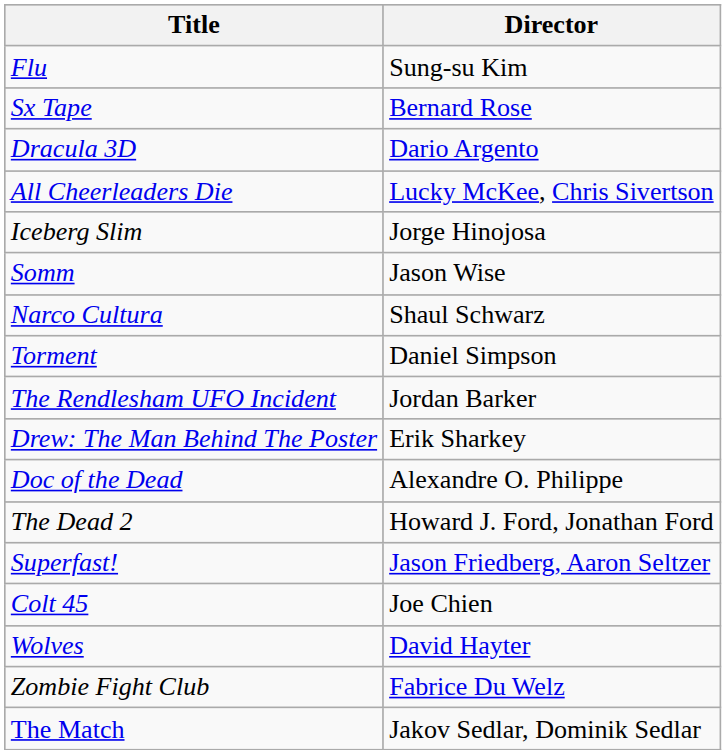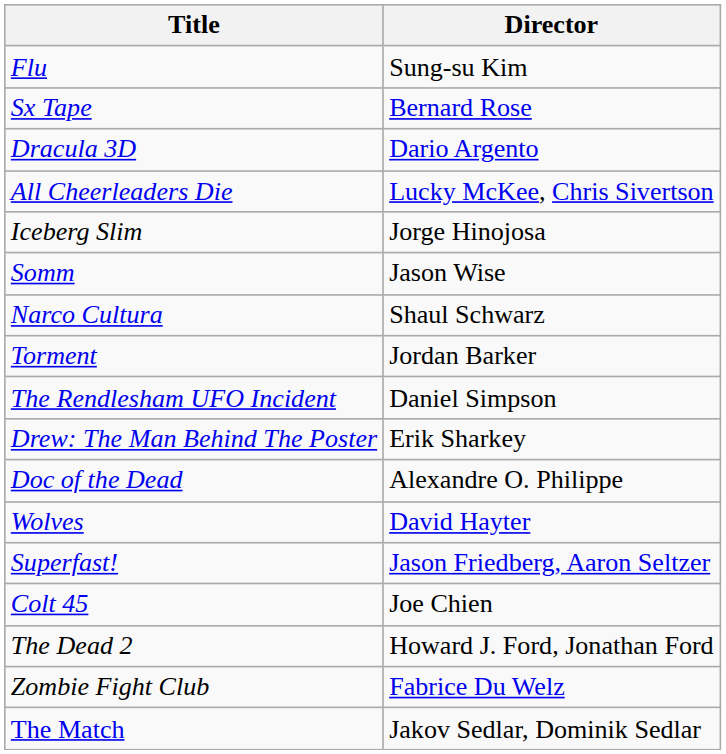(473, 356) Daniel Simpson -> (463, 356) Jordan Barker
(463, 397) Jordan Barker -> (473, 397) Daniel Simpson
rows swapped: (47, 645) <-> (72, 521)
